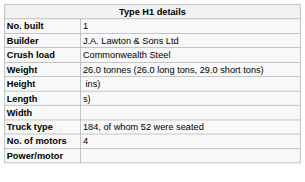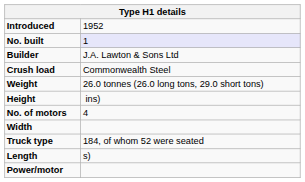+ row: (31, 26)
(85, 26) no background -> (85, 41) lavender background
rows swapped: (22, 98) <-> (37, 141)
